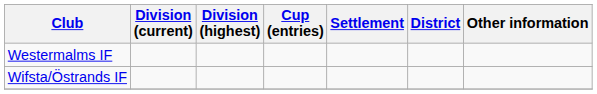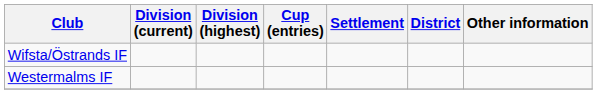rows swapped: (60, 54) <-> (67, 77)
